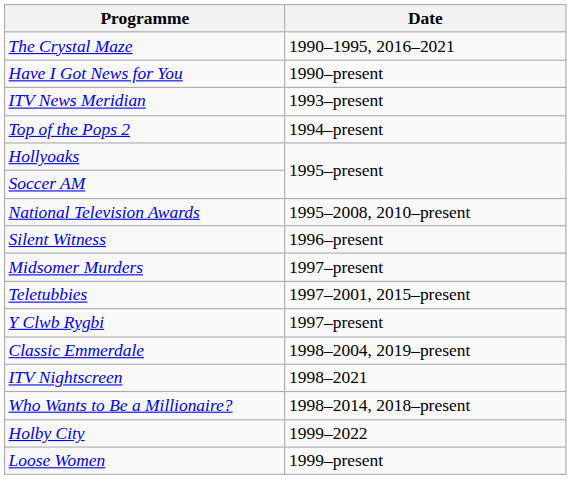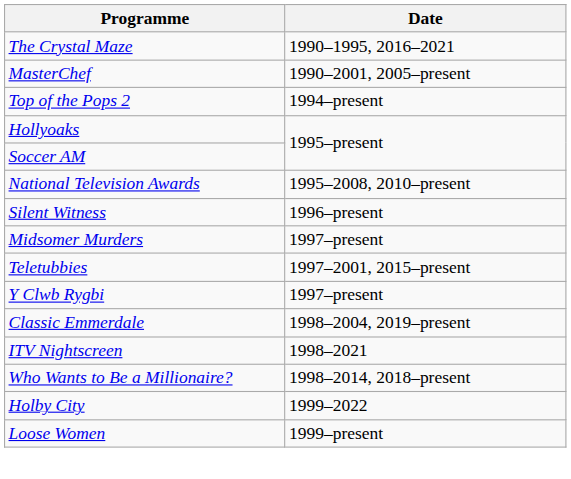- row: (96, 73)
+ row: (50, 73)
- row: (77, 101)
